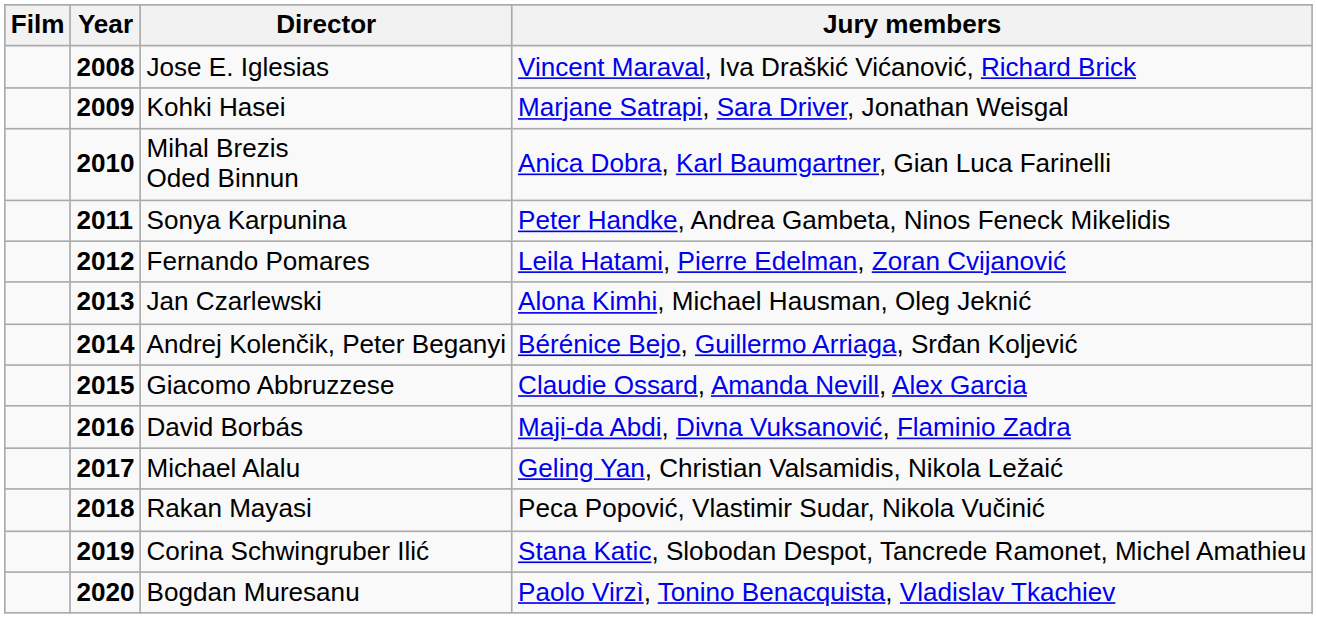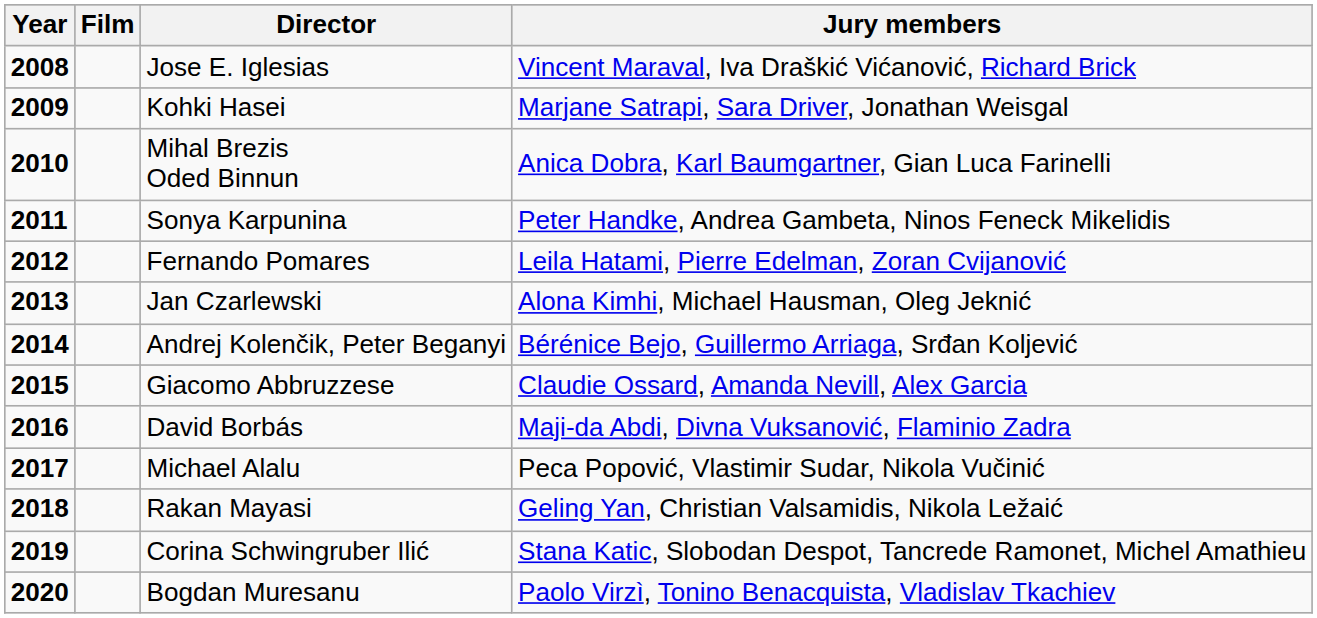columns swapped: (105, 25) <-> (38, 25)
(791, 468) Geling Yan, Christian Valsamidis, Nikola Ležaić -> (781, 468) Peca Popović, Vlastimir Sudar, Nikola Vučinić
(781, 509) Peca Popović, Vlastimir Sudar, Nikola Vučinić -> (791, 509) Geling Yan, Christian Valsamidis, Nikola Ležaić
